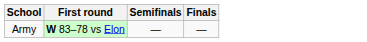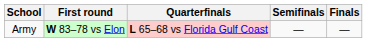+ column: (199, 12)
